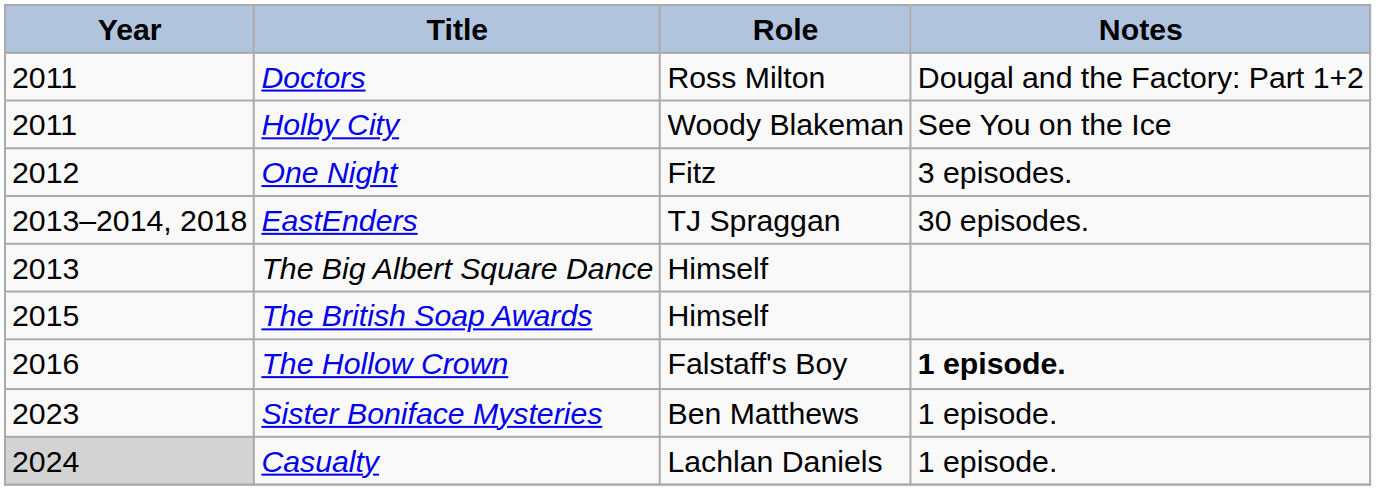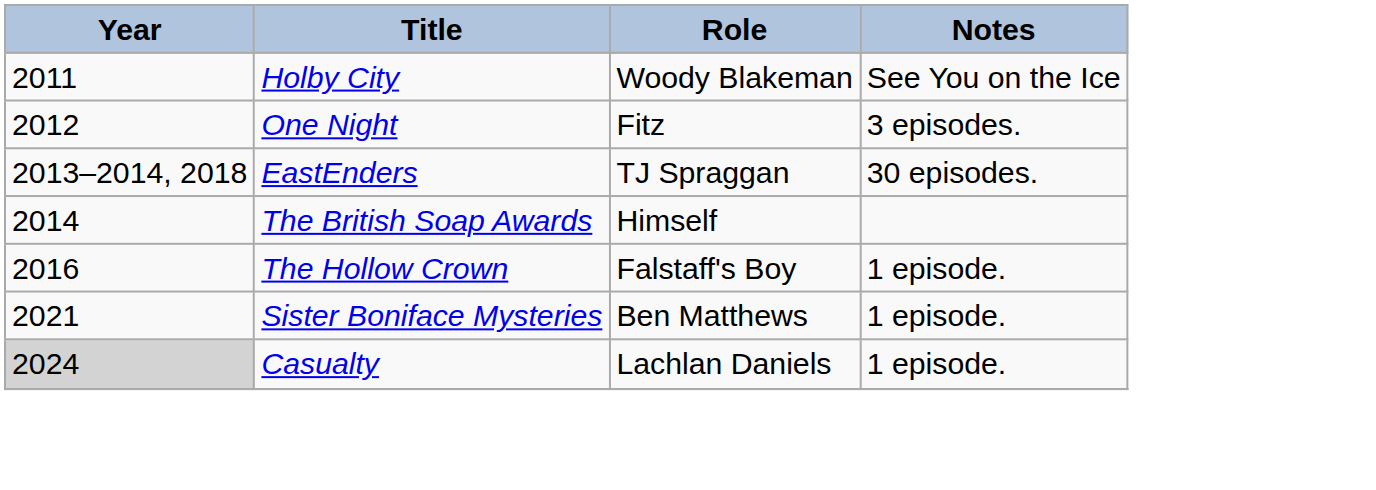- row: (313, 77)
- row: (457, 269)
(46, 316) 2015 -> (46, 221) 2014
(992, 364) bold -> (937, 269) normal
(46, 412) 2023 -> (46, 316) 2021
